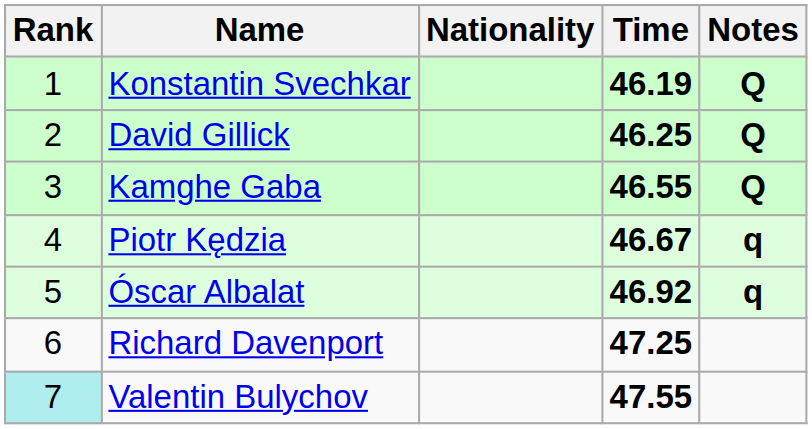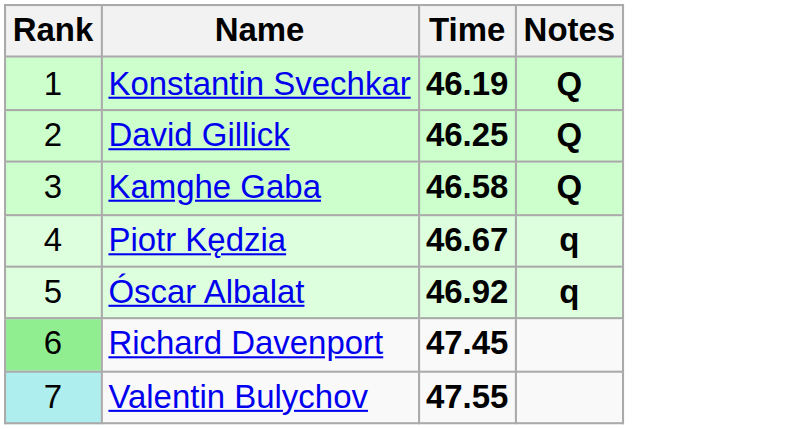- column: (510, 30)
(651, 187) 46.55 -> (467, 187) 46.58
(53, 344) no background -> (53, 344) lightgreen background
(651, 344) 47.25 -> (467, 344) 47.45
